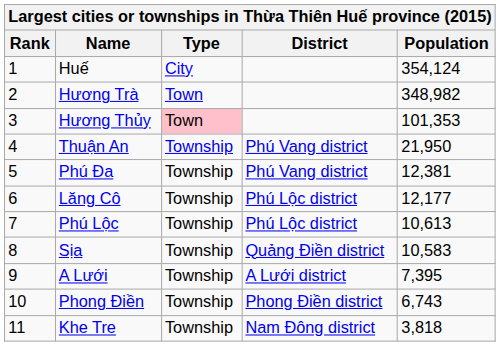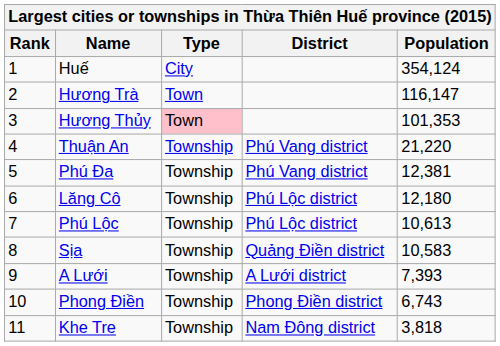(431, 95) 348,982 -> (430, 95) 116,147
(426, 146) 21,950 -> (426, 146) 21,220
(426, 198) 12,177 -> (426, 198) 12,180
(422, 276) 7,395 -> (422, 276) 7,393
